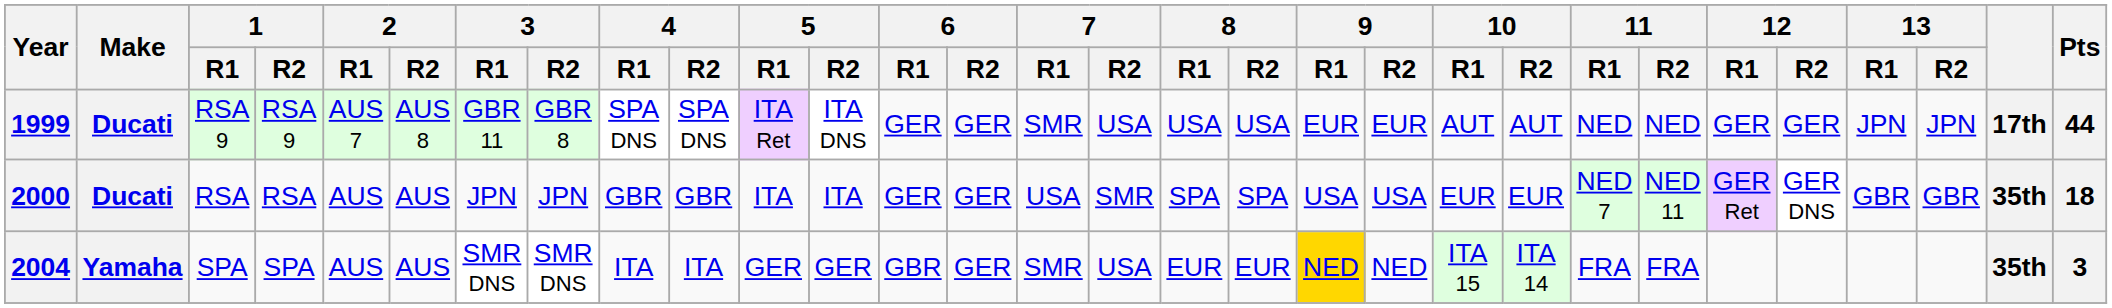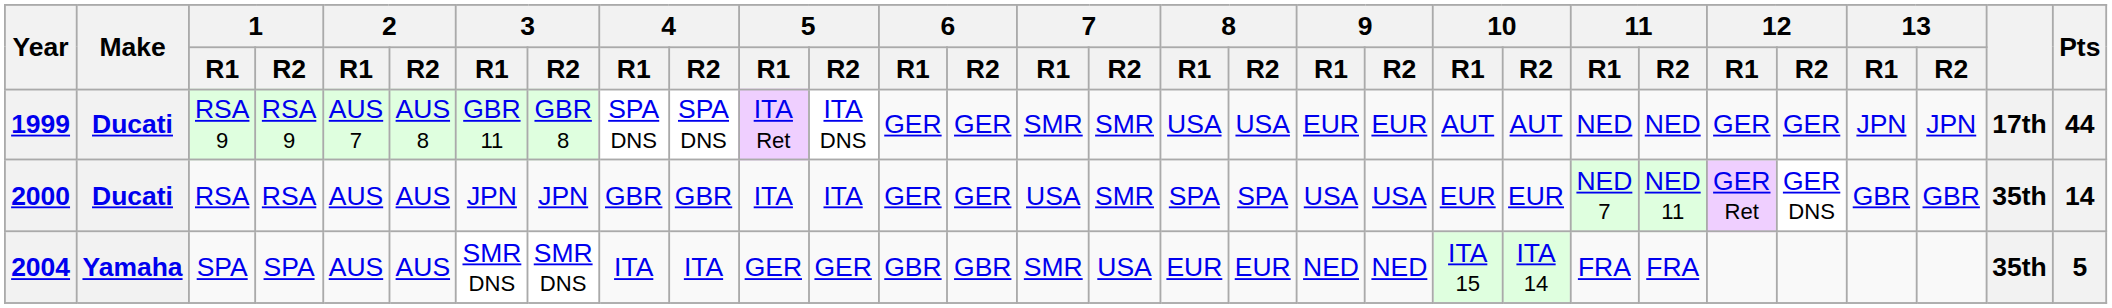(1125, 125) USA -> (1125, 125) SMR
(2080, 196) 18 -> (2080, 196) 14
(983, 267) GER -> (983, 267) GBR
(1331, 267) gold background -> (1331, 267) no background
(2080, 267) 3 -> (2080, 267) 5
